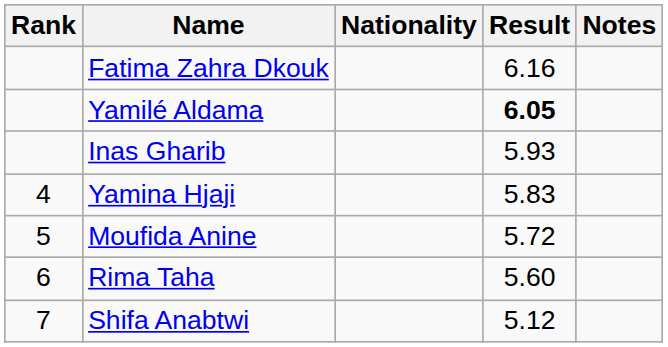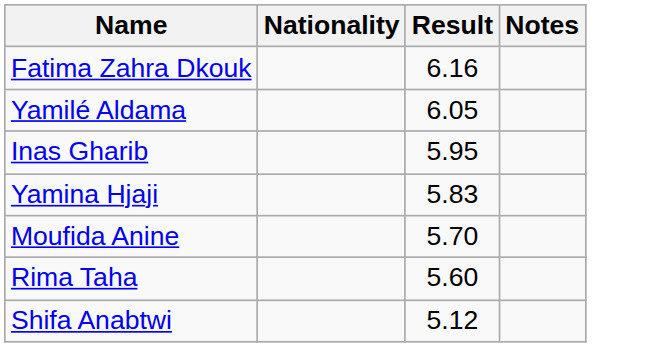- column: (43, 25)
(530, 109) bold -> (452, 109) normal
(530, 151) 5.93 -> (452, 151) 5.95
(530, 236) 5.72 -> (452, 236) 5.70
